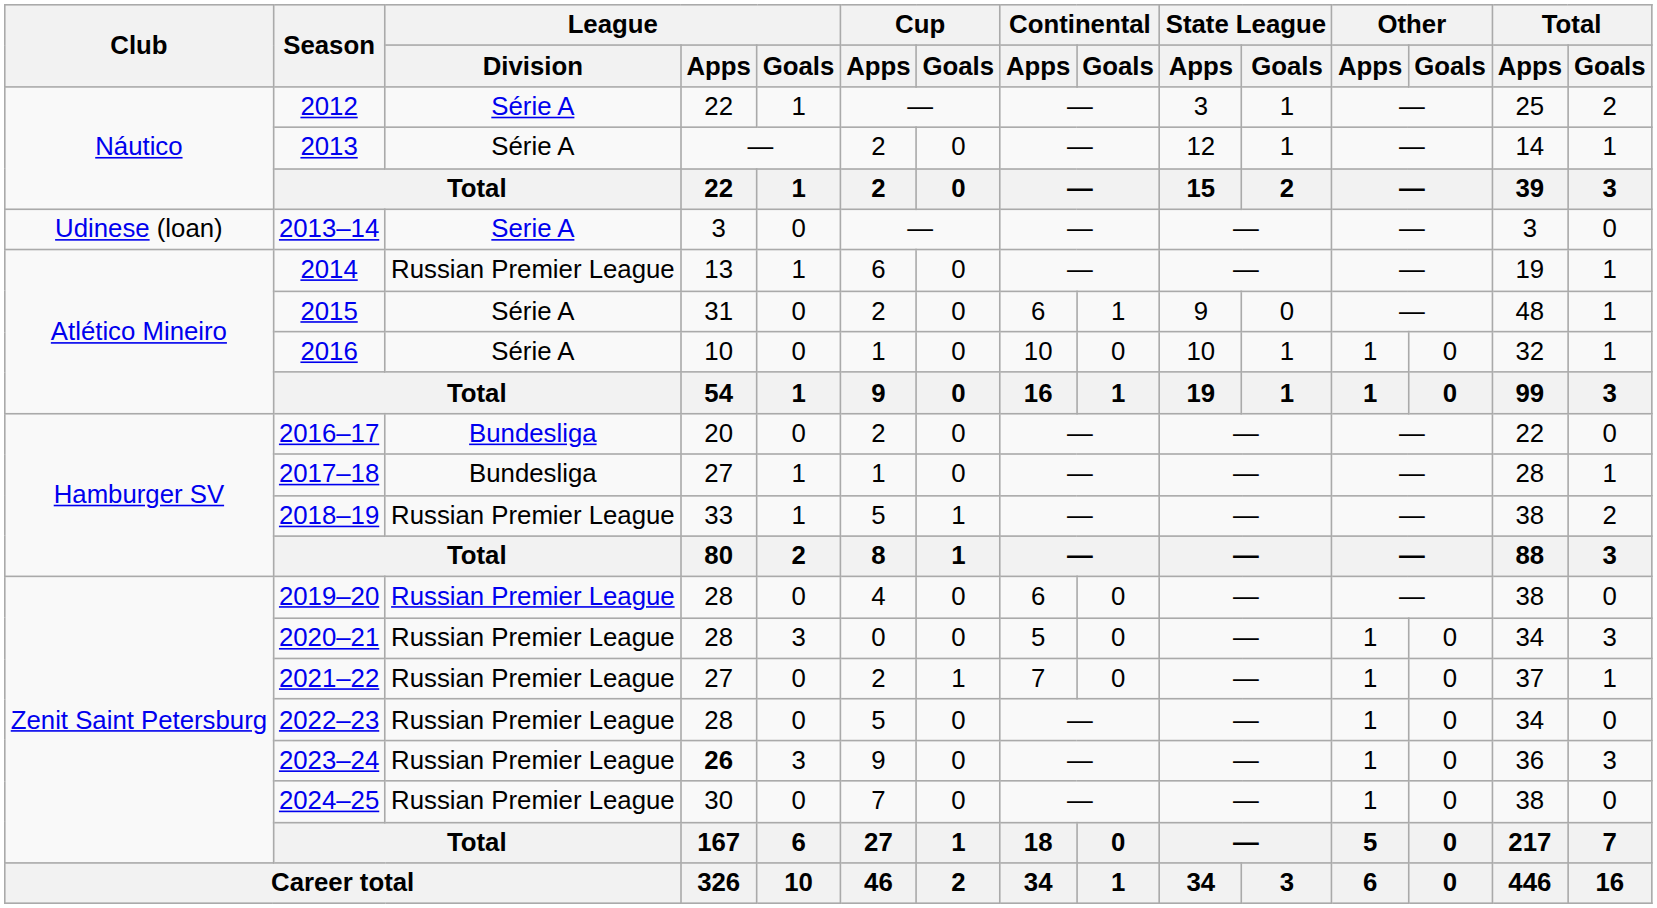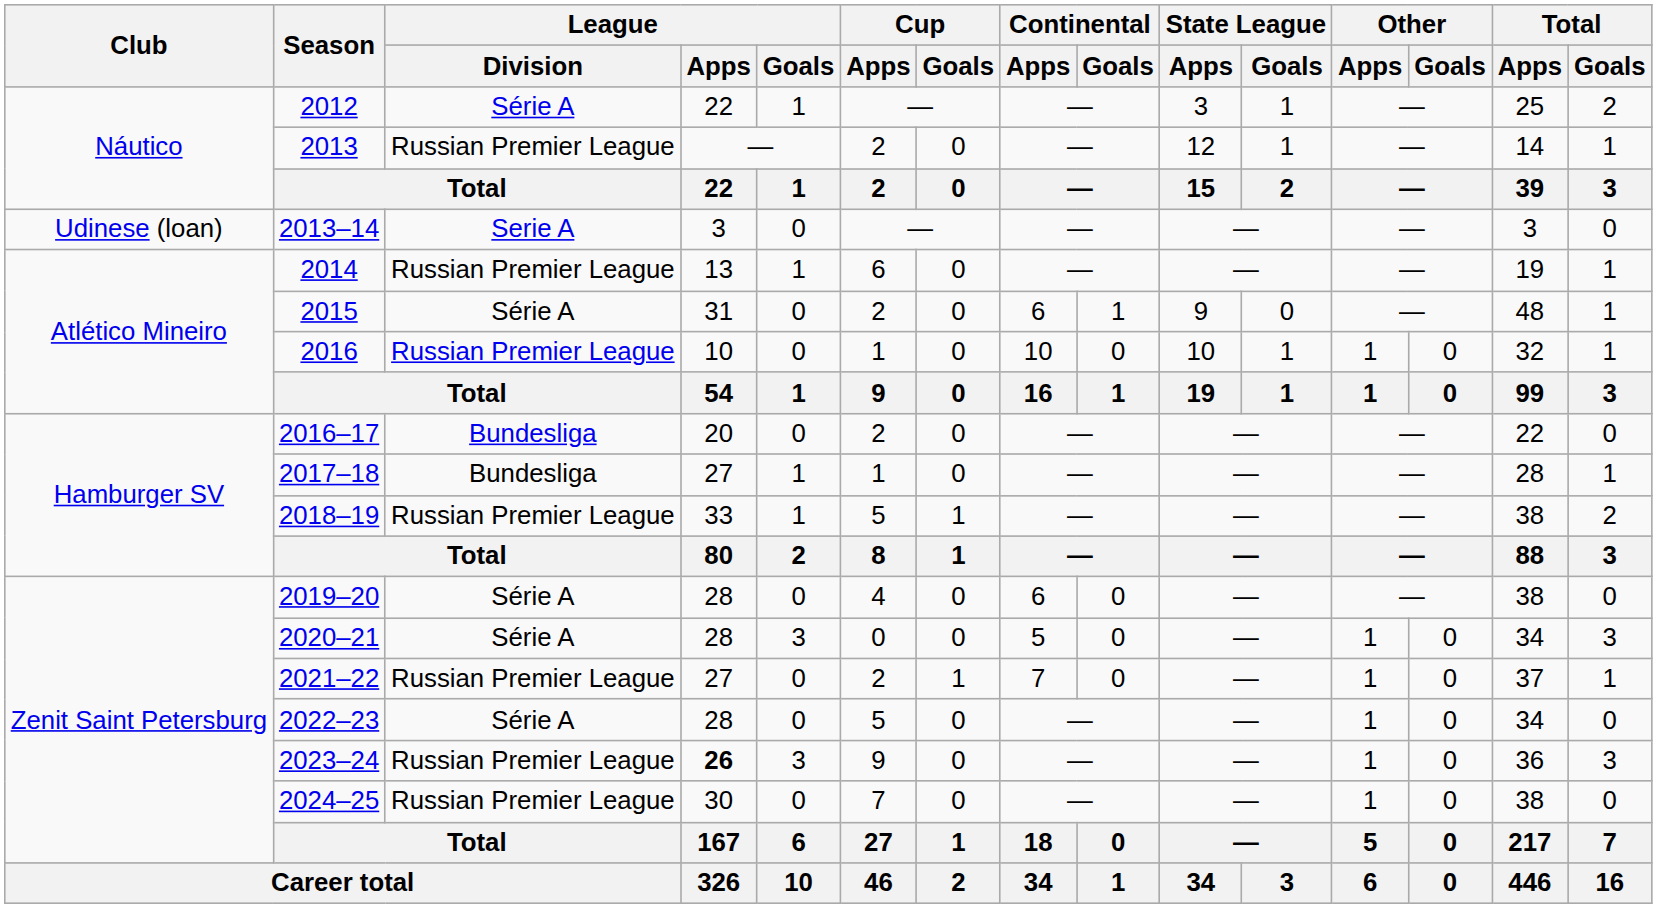(533, 147) Série A -> (533, 147) Russian Premier League
(533, 351) Série A -> (533, 351) Russian Premier League
(533, 596) Russian Premier League -> (533, 596) Série A
(533, 637) Russian Premier League -> (533, 637) Série A
(533, 719) Russian Premier League -> (533, 719) Série A
